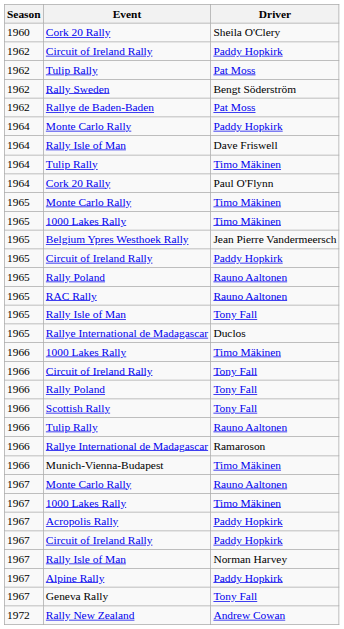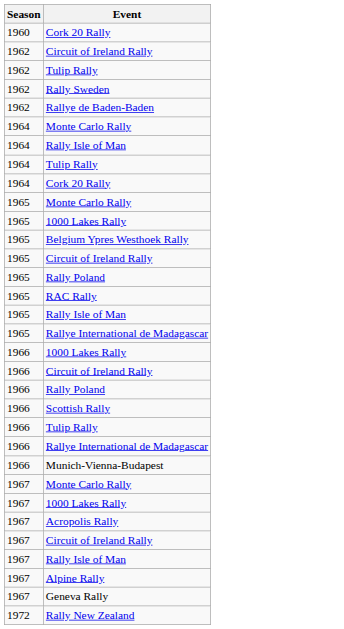- column: (275, 14)
